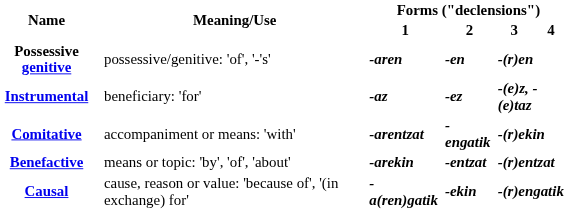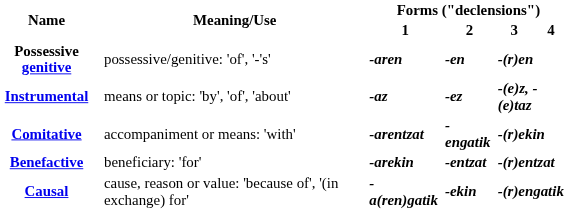(153, 96) beneficiary: 'for' -> (197, 96) means or topic: 'by', 'of', 'about'
(197, 162) means or topic: 'by', 'of', 'about' -> (153, 162) beneficiary: 'for'
